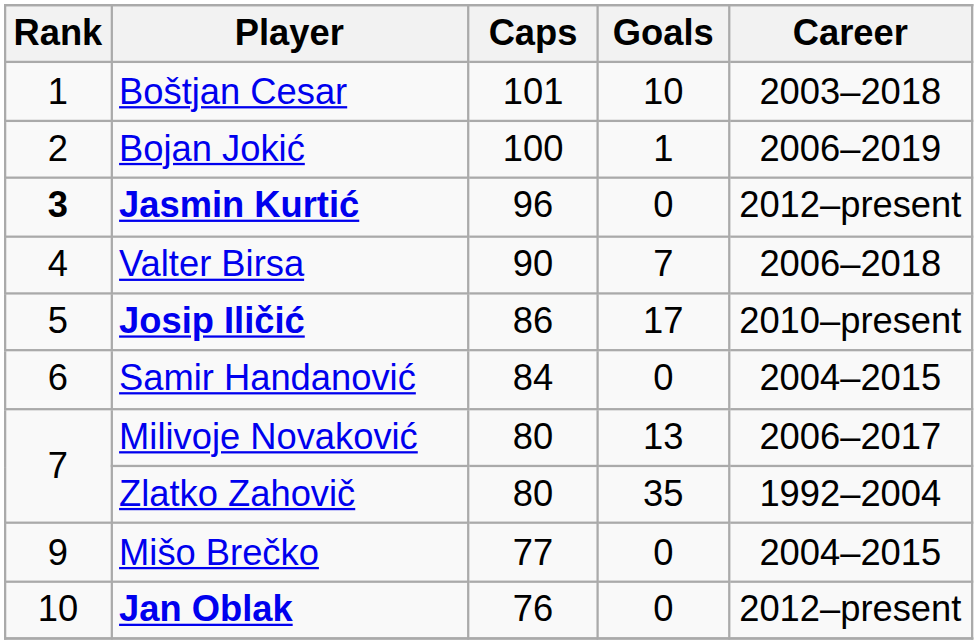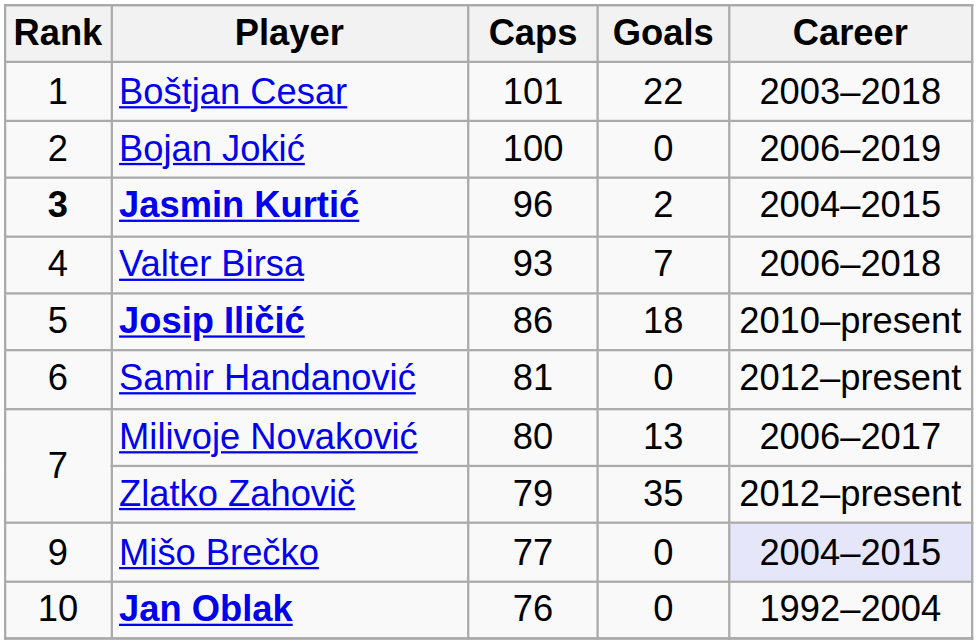(663, 90) 10 -> (663, 90) 22
(663, 148) 1 -> (663, 148) 0
(663, 206) 0 -> (663, 206) 2
(850, 206) 2012–present -> (850, 206) 2004–2015
(533, 263) 90 -> (533, 263) 93
(663, 321) 17 -> (663, 321) 18
(533, 378) 84 -> (533, 378) 81
(850, 378) 2004–2015 -> (850, 378) 2012–present
(533, 494) 80 -> (533, 494) 79
(850, 494) 1992–2004 -> (850, 494) 2012–present
(850, 551) no background -> (850, 551) lavender background
(850, 609) 2012–present -> (850, 609) 1992–2004
